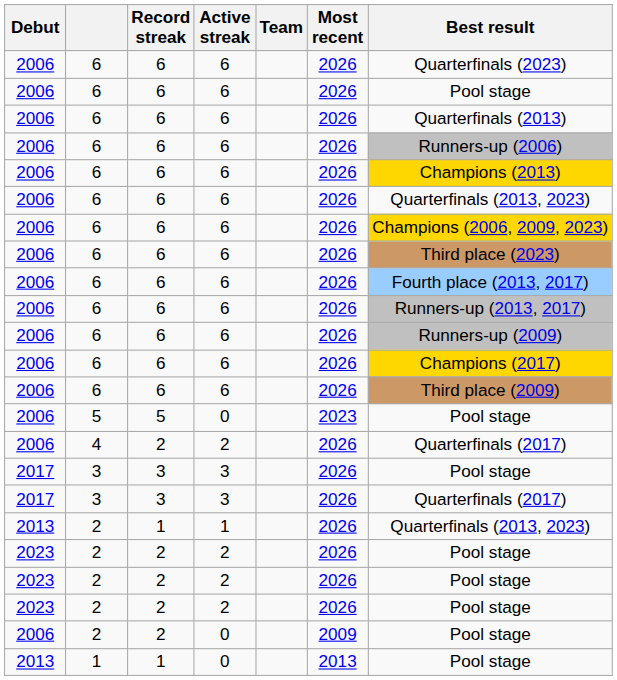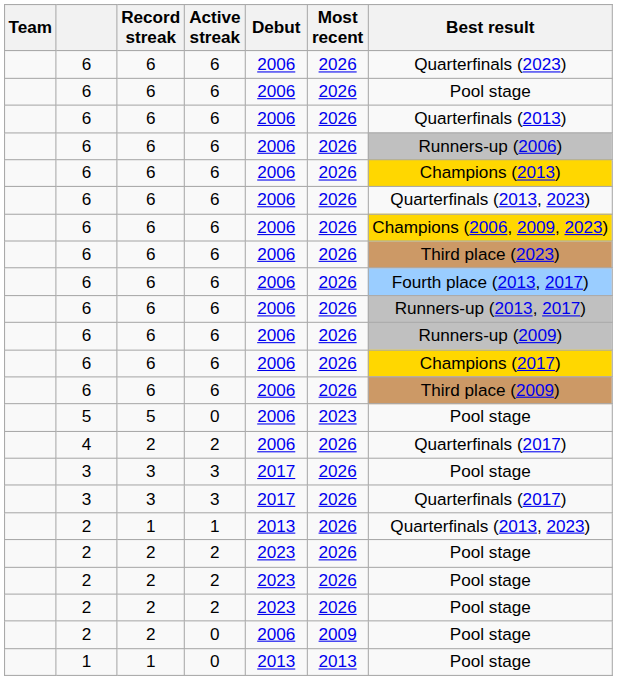columns swapped: (281, 27) <-> (35, 27)
